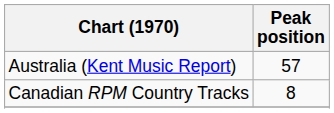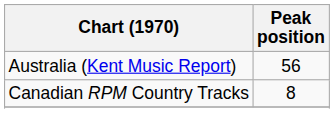(291, 65) 57 -> (291, 65) 56
